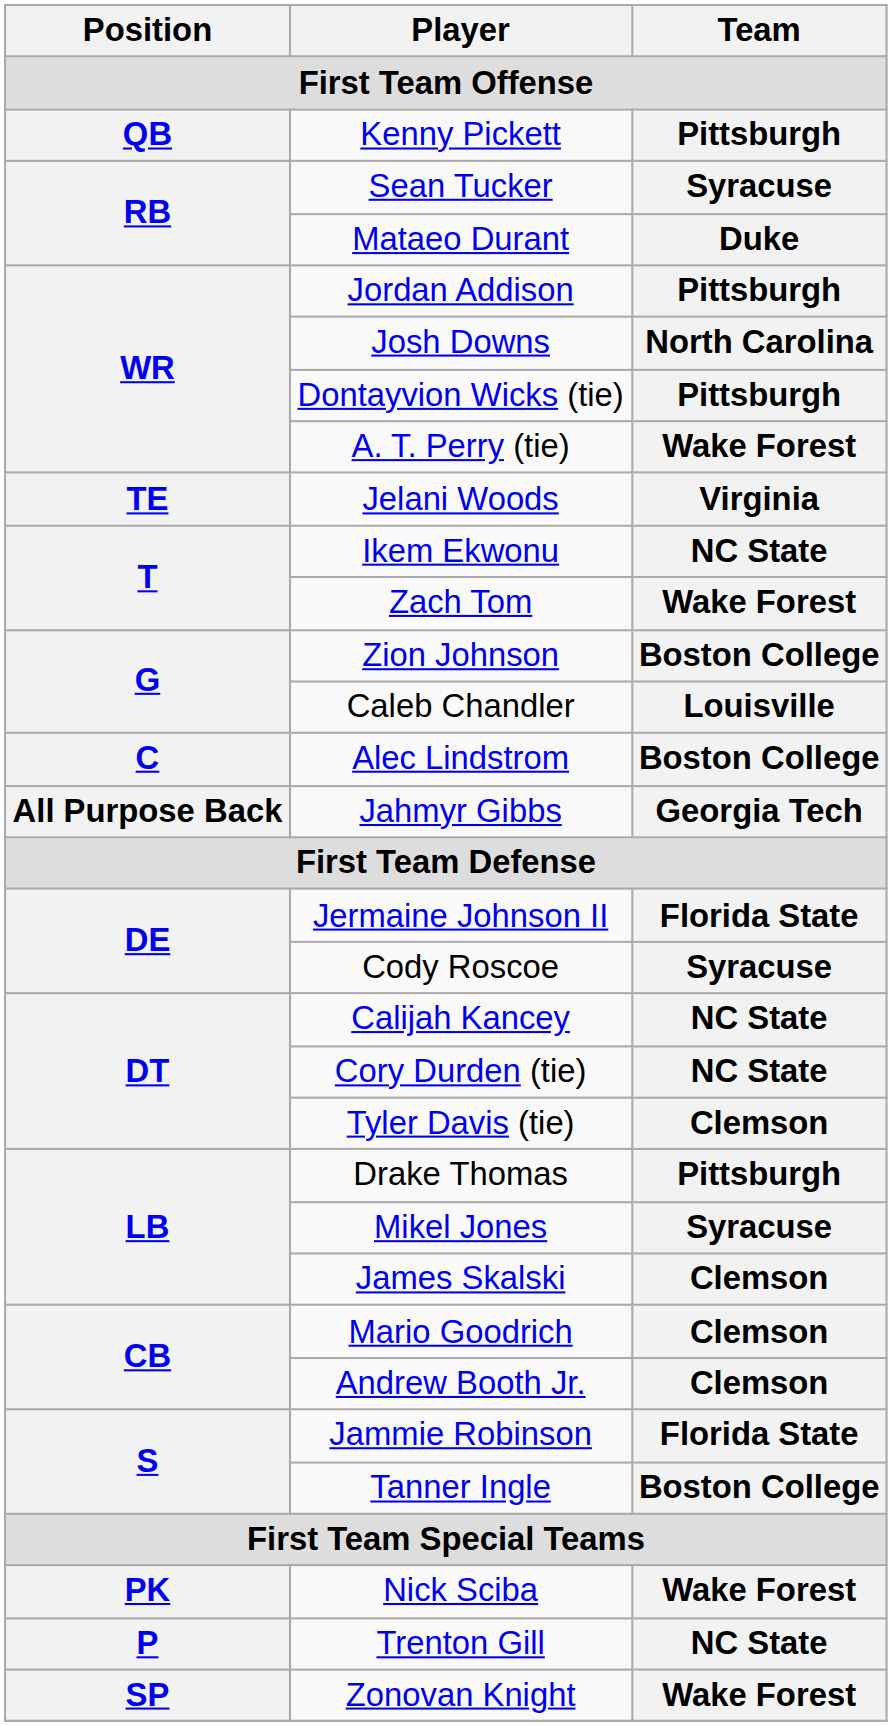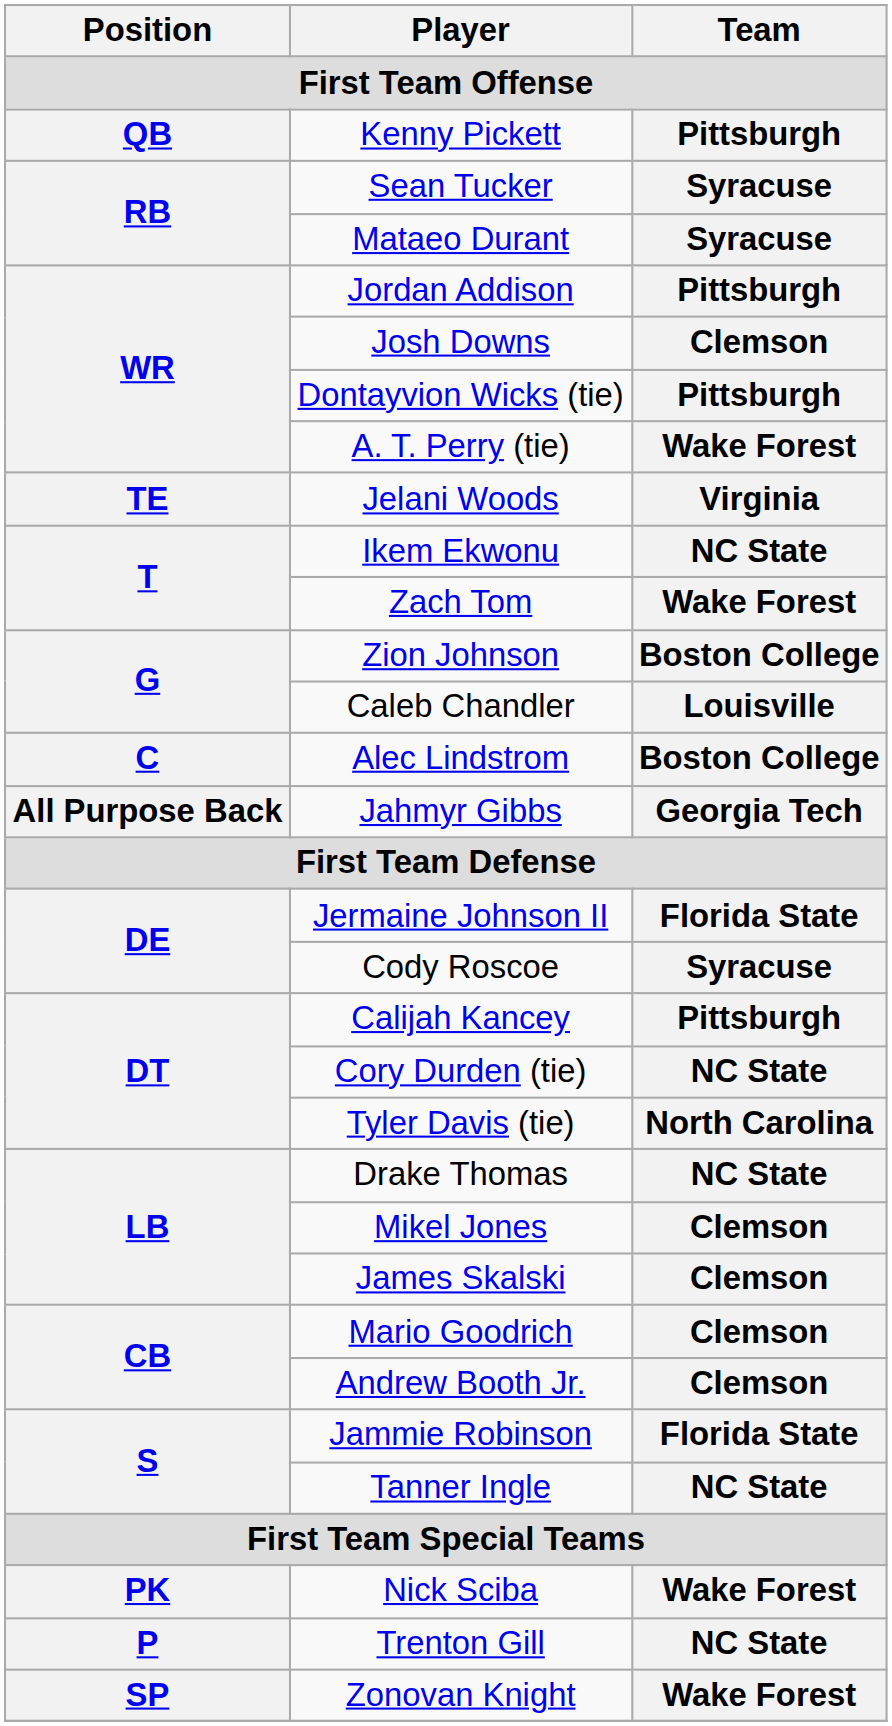(759, 238) Duke -> (759, 238) Syracuse
(759, 342) North Carolina -> (759, 342) Clemson
(759, 1018) NC State -> (759, 1018) Pittsburgh
(759, 1122) Clemson -> (759, 1122) North Carolina
(759, 1174) Pittsburgh -> (759, 1174) NC State
(759, 1226) Syracuse -> (759, 1226) Clemson
(759, 1487) Boston College -> (759, 1487) NC State
